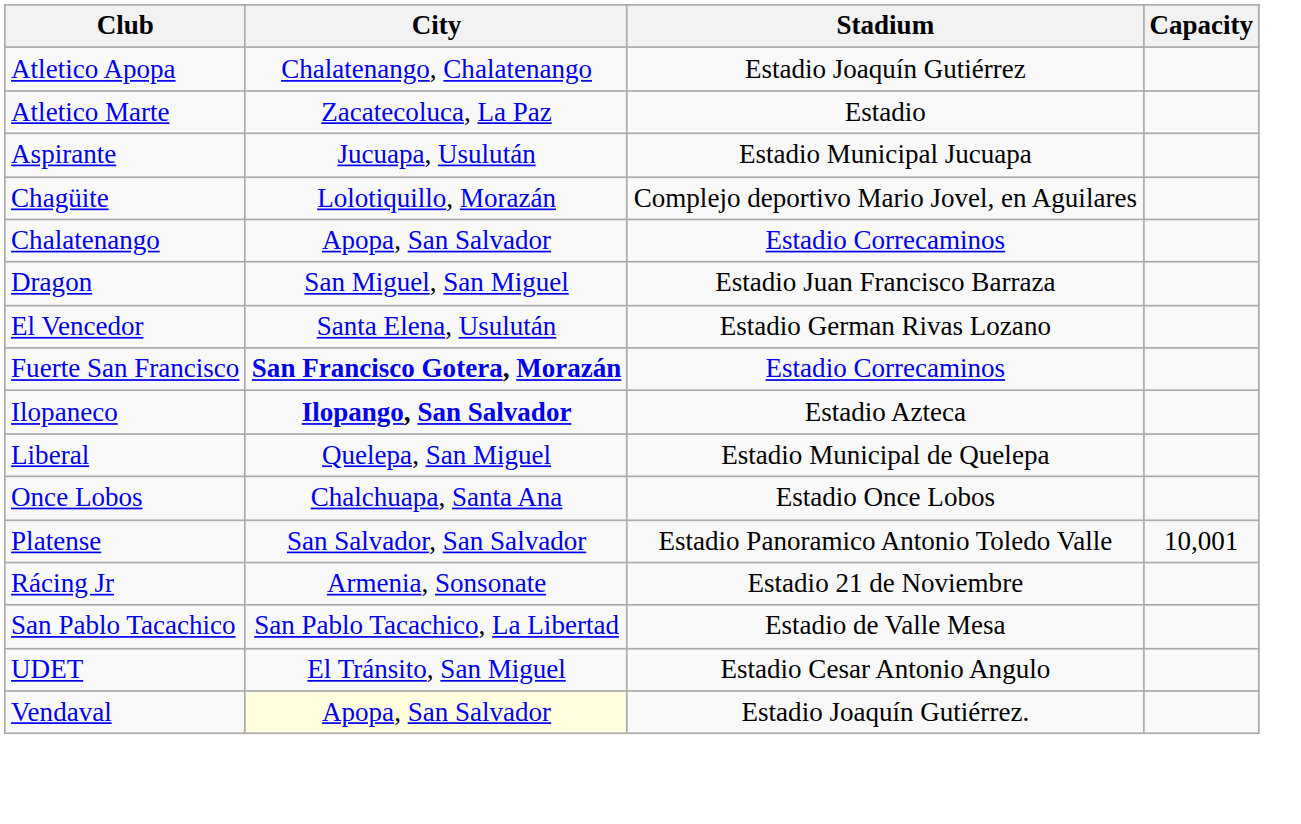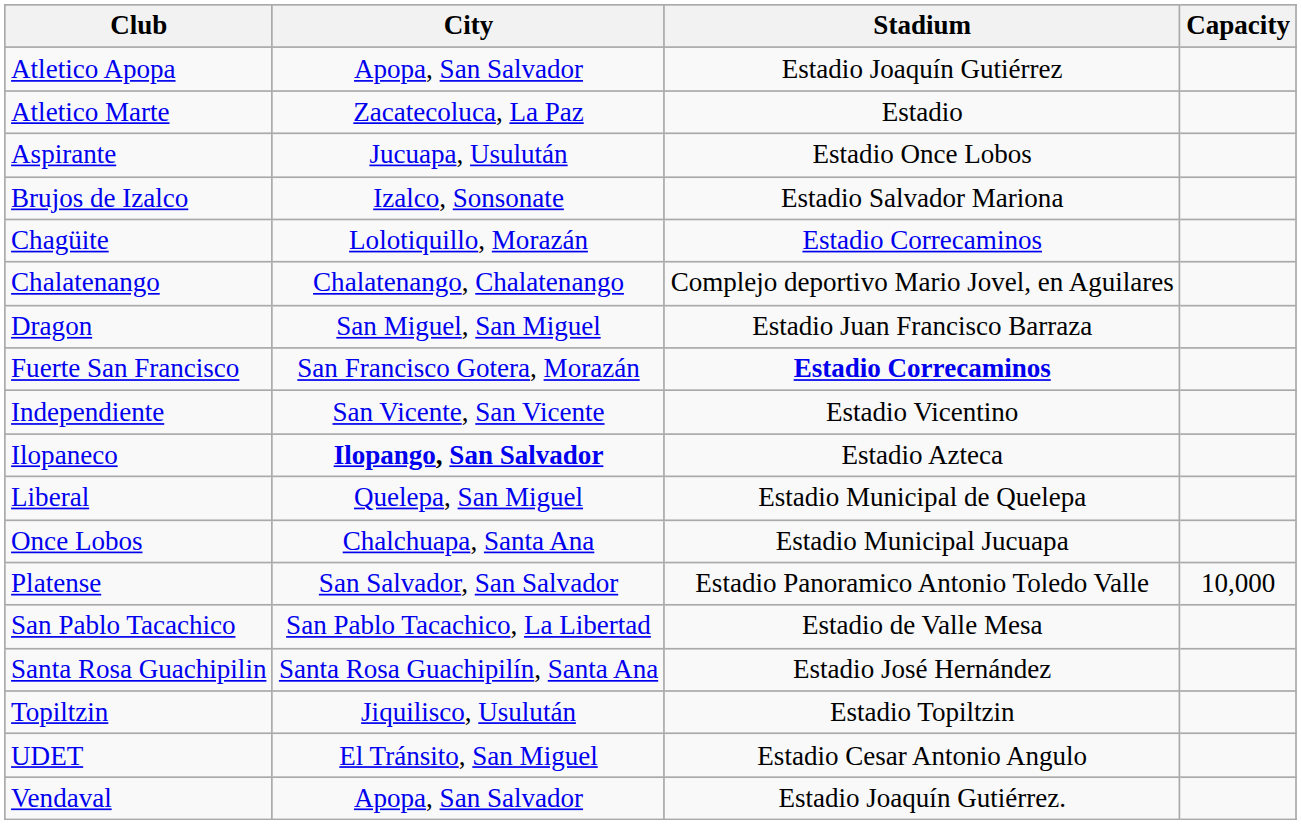(437, 68) Chalatenango, Chalatenango -> (469, 68) Apopa, San Salvador
(885, 154) Estadio Municipal Jucuapa -> (922, 154) Estadio Once Lobos
+ row: (100, 197)
(885, 197) Complejo deportivo Mario Jovel, en Aguilares -> (922, 240) Estadio Correcaminos
(437, 240) Apopa, San Salvador -> (469, 283) Chalatenango, Chalatenango
(885, 240) Estadio Correcaminos -> (922, 283) Complejo deportivo Mario Jovel, en Aguilares
- row: (77, 326)
(437, 369) bold -> (469, 369) normal
(885, 369) normal -> (922, 369) bold
+ row: (88, 411)
(885, 497) Estadio Once Lobos -> (922, 540) Estadio Municipal Jucuapa
(1201, 540) 10,001 -> (1238, 583) 10,000
- row: (63, 583)
+ row: (139, 669)
+ row: (60, 712)
(437, 712) lightyellow background -> (469, 797) no background
